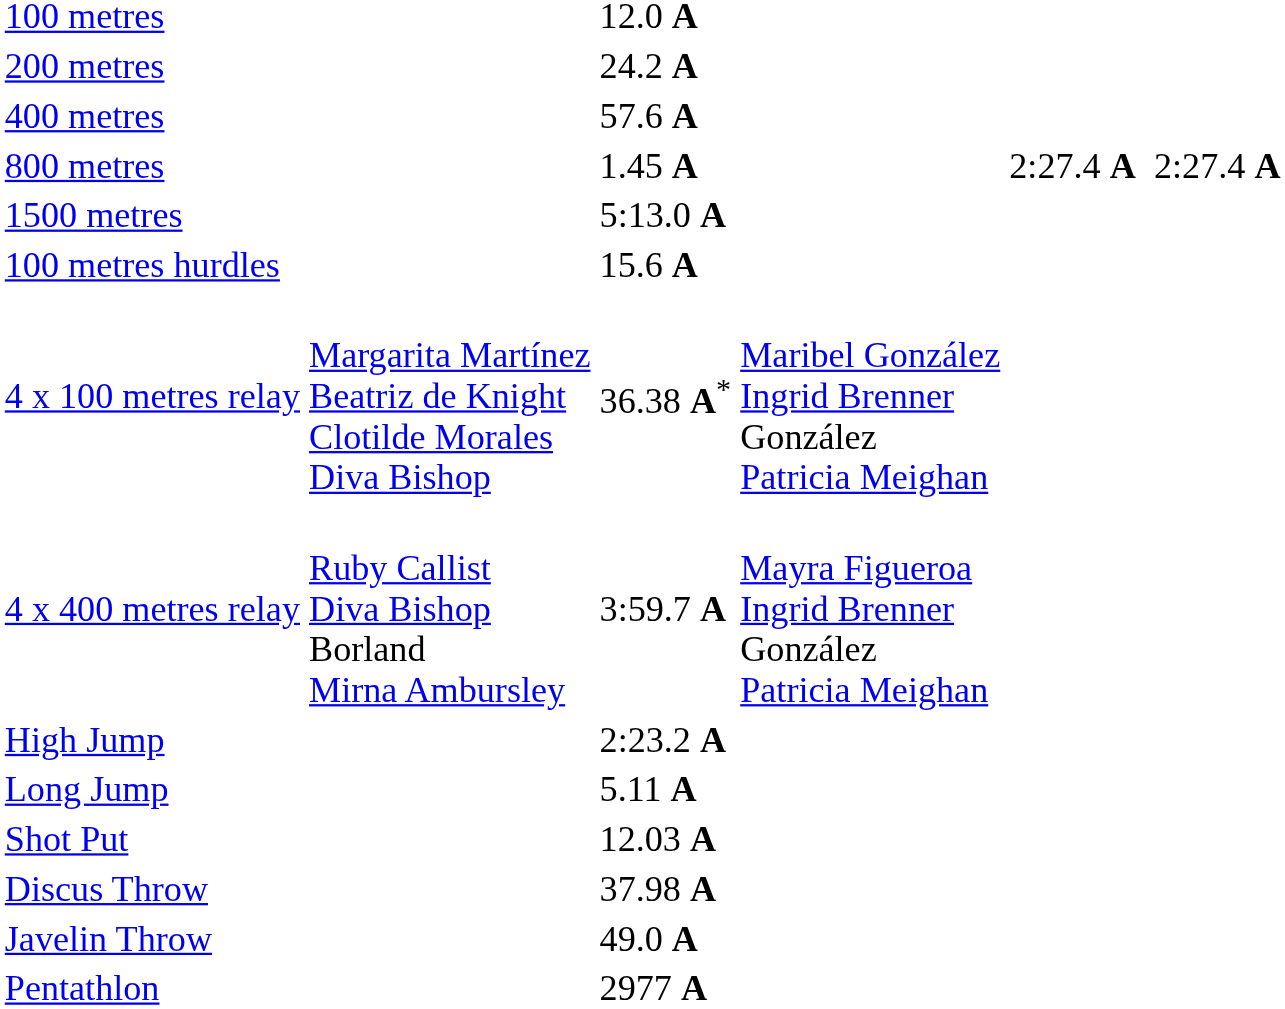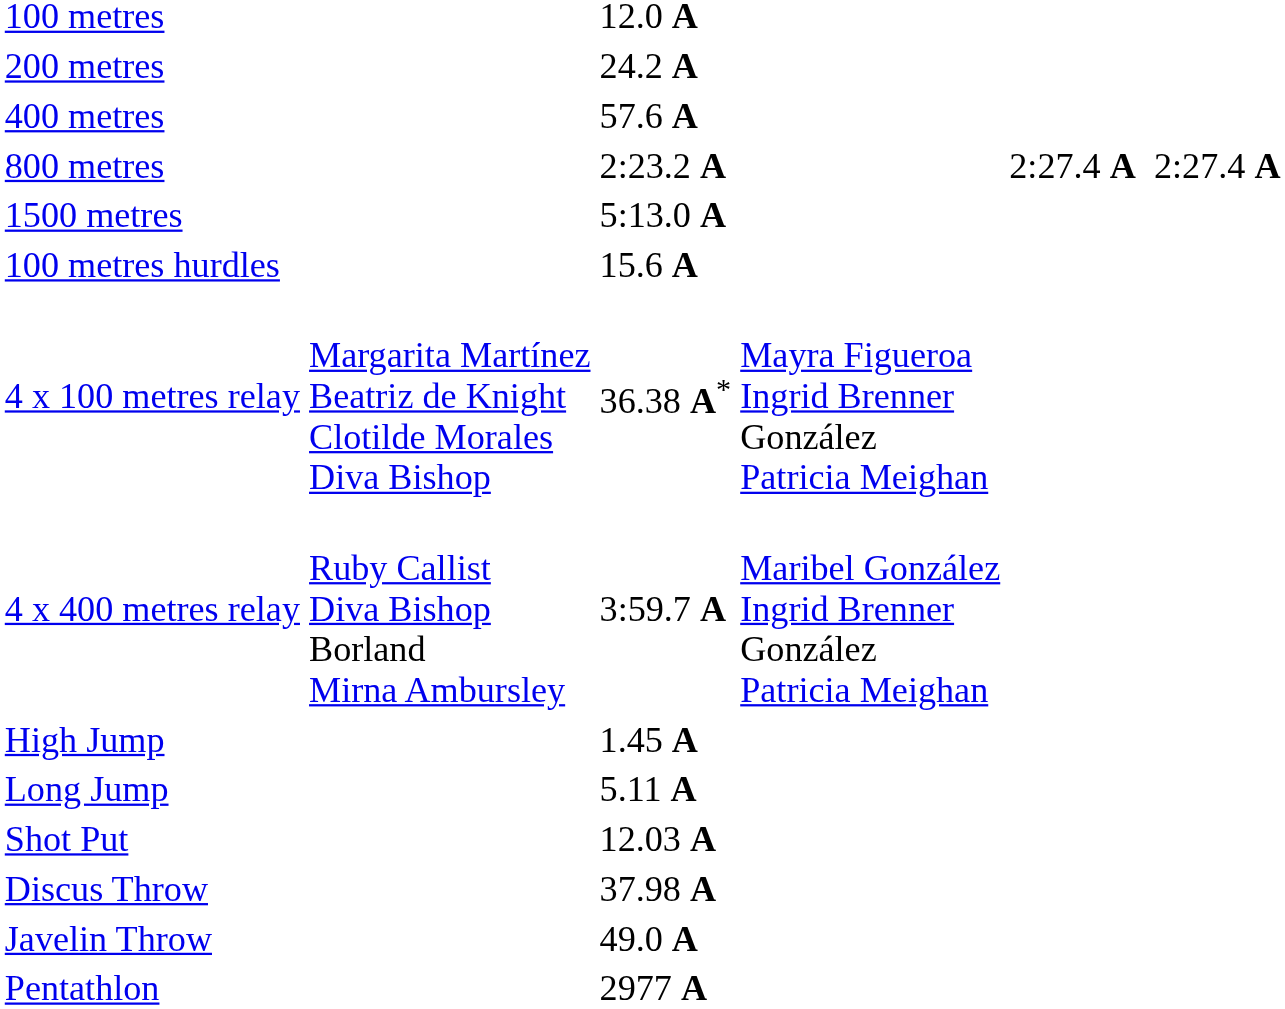(649, 165) 1.45 A -> (663, 165) 2:23.2 A
(870, 416) Maribel González Ingrid Brenner González Patricia Meighan -> (864, 416) Mayra Figueroa Ingrid Brenner González Patricia Meighan
(864, 628) Mayra Figueroa Ingrid Brenner González Patricia Meighan -> (870, 628) Maribel González Ingrid Brenner González Patricia Meighan
(663, 739) 2:23.2 A -> (649, 739) 1.45 A
